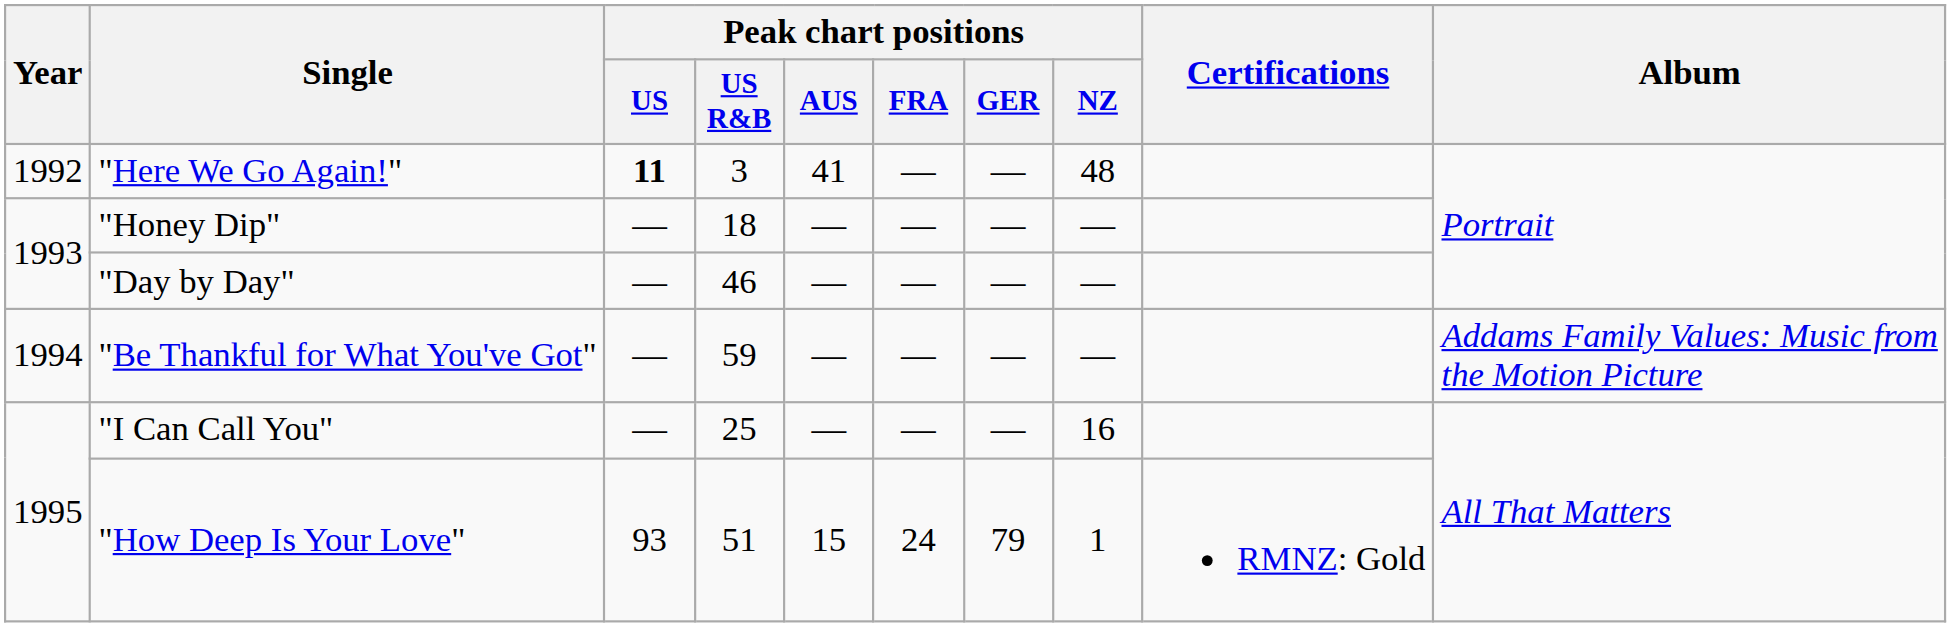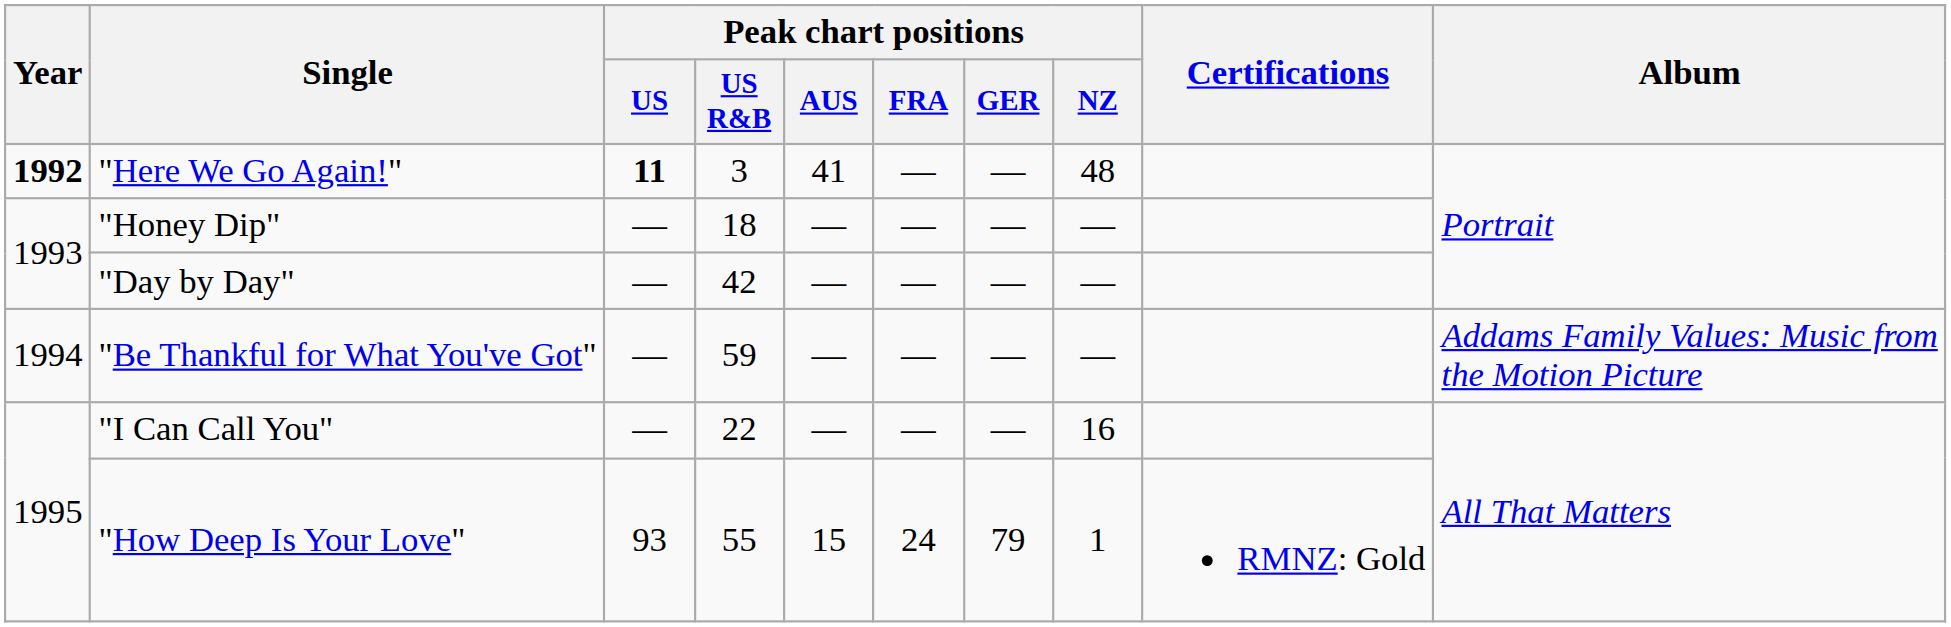(48, 170) normal -> (48, 170) bold
(739, 280) 46 -> (739, 280) 42
(739, 429) 25 -> (739, 429) 22
(739, 538) 51 -> (739, 538) 55
